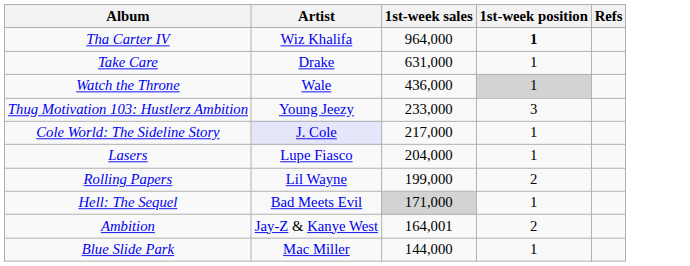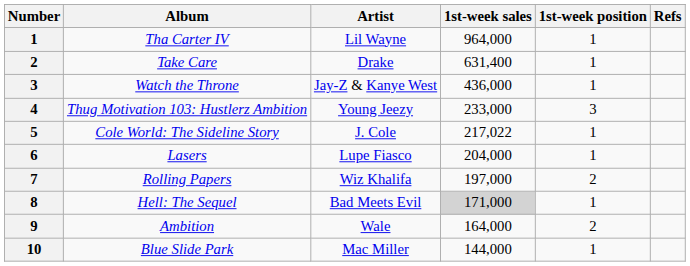+ column: (34, 16)
(316, 39) Wiz Khalifa -> (376, 39) Lil Wayne
(534, 39) bold -> (593, 39) normal
(429, 62) 631,000 -> (488, 62) 631,400
(316, 86) Wale -> (376, 86) Jay-Z & Kanye West
(534, 86) lightgrey background -> (593, 86) no background
(316, 132) lavender background -> (376, 132) no background
(429, 132) 217,000 -> (488, 132) 217,022
(316, 179) Lil Wayne -> (376, 179) Wiz Khalifa
(429, 179) 199,000 -> (488, 179) 197,000
(316, 226) Jay-Z & Kanye West -> (376, 226) Wale
(429, 226) 164,001 -> (488, 226) 164,000
